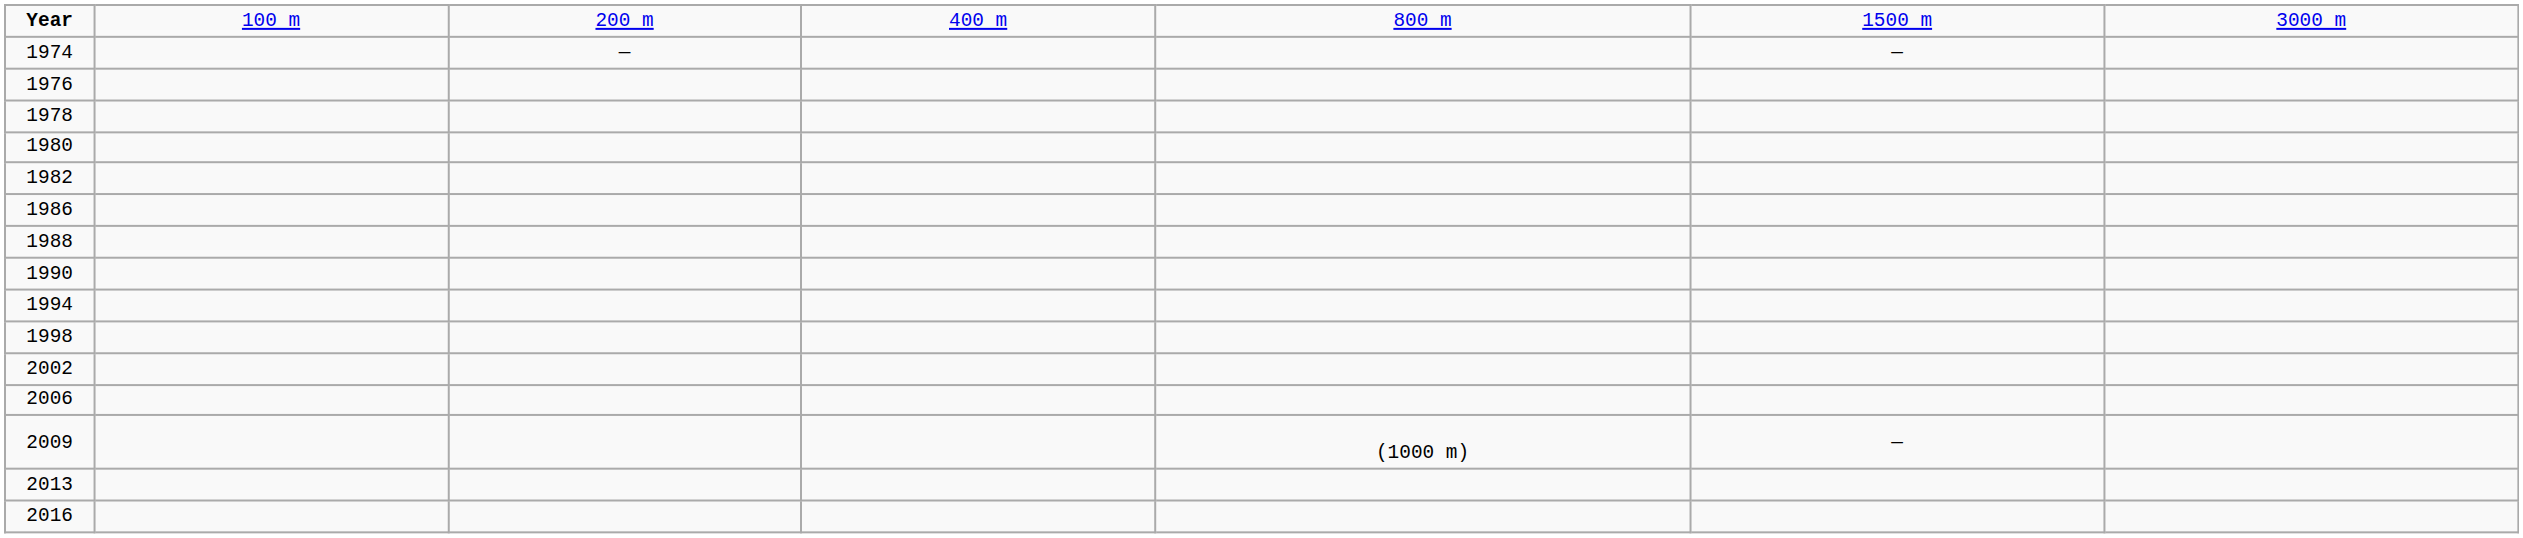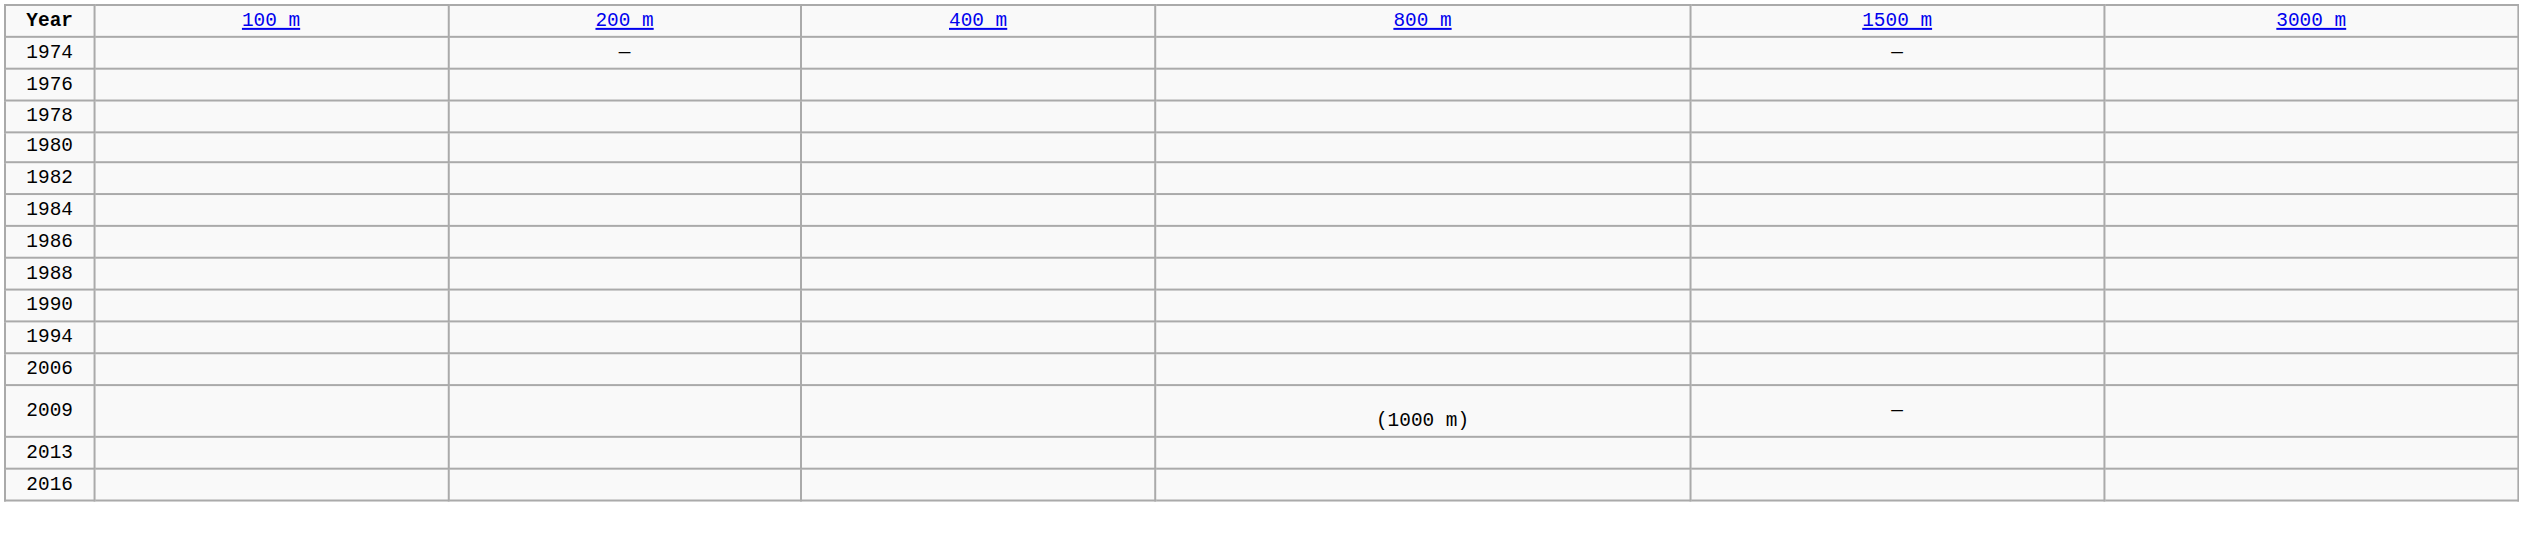+ row: (50, 210)
- row: (50, 336)
- row: (50, 368)
